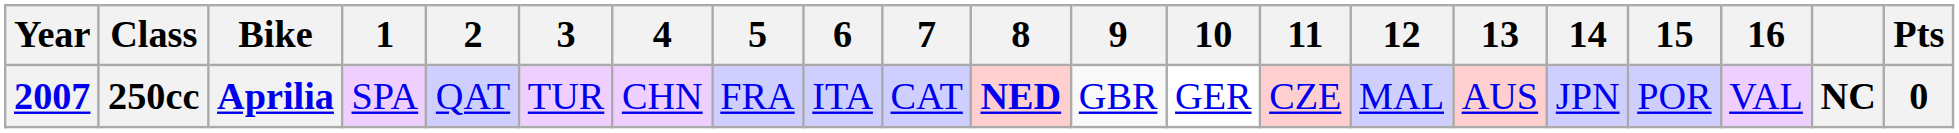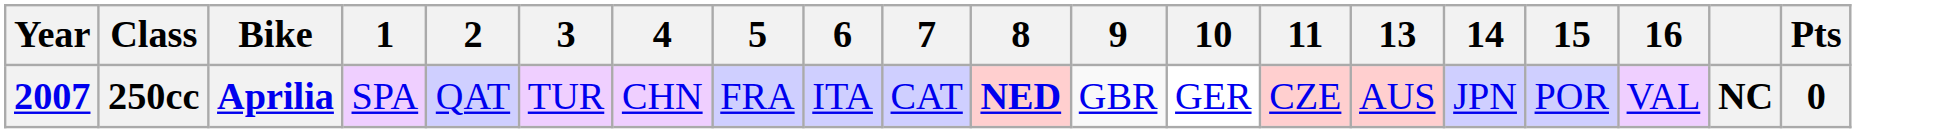- column: (1402, 34)
